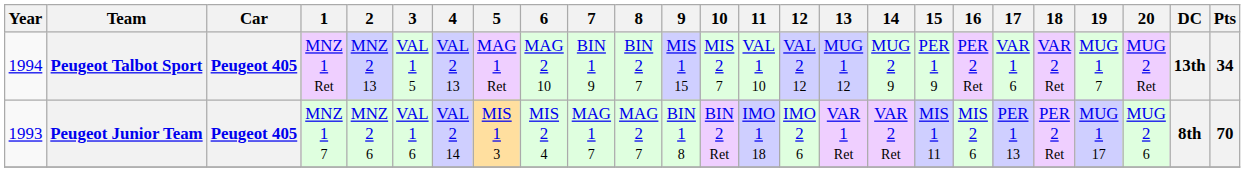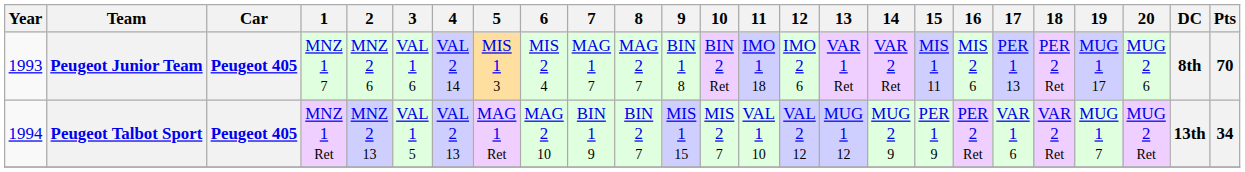rows swapped: (126, 133) <-> (126, 65)
